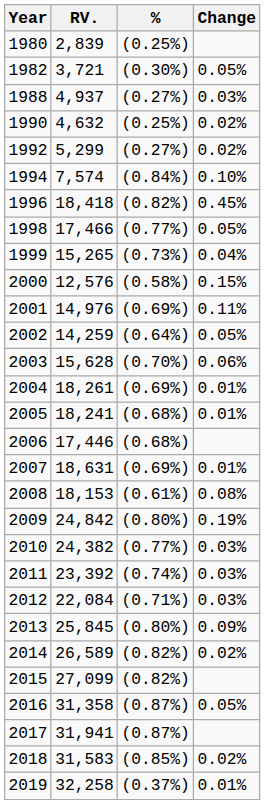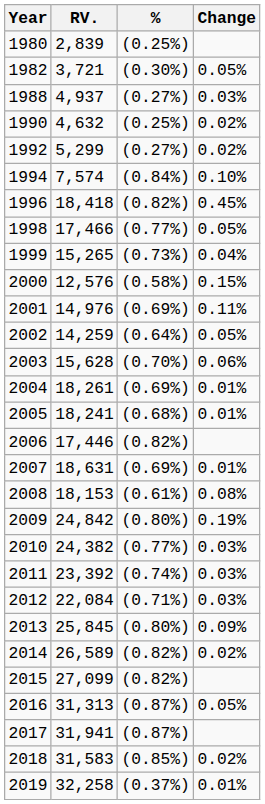(156, 442) (0.68%) -> (156, 442) (0.82%)
(85, 706) 31,358 -> (85, 706) 31,313
